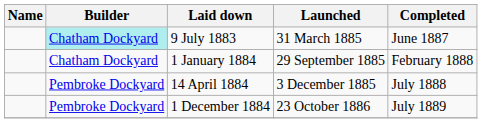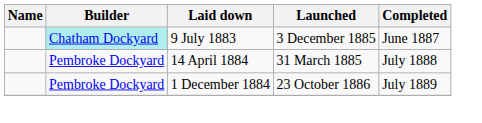(319, 38) 31 March 1885 -> (326, 38) 3 December 1885
- row: (213, 60)
(326, 83) 3 December 1885 -> (319, 60) 31 March 1885
